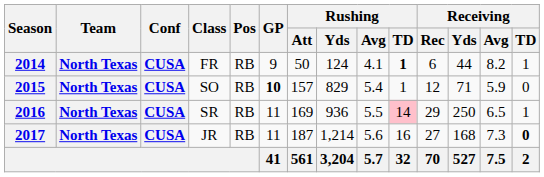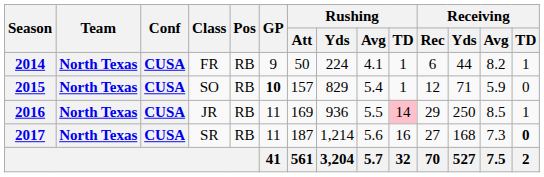(337, 64) 124 -> (337, 64) 224
(403, 64) bold -> (403, 64) normal
(209, 111) SR -> (209, 111) JR
(496, 111) 6.5 -> (496, 111) 8.5
(209, 135) JR -> (209, 135) SR
